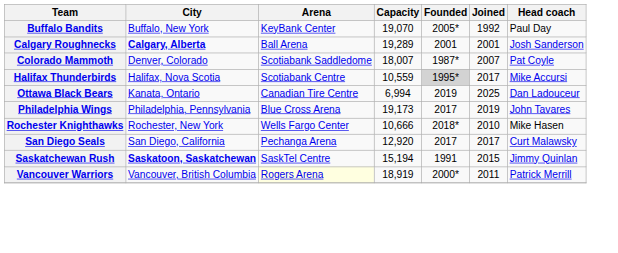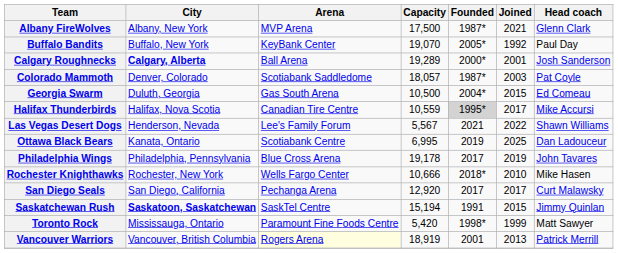+ row: (65, 28)
(446, 45) 2001 -> (472, 61) 2000*
(398, 61) 18,007 -> (425, 77) 18,057
(488, 61) 2007 -> (515, 77) 2003
+ row: (65, 93)
(303, 77) Scotiabank Centre -> (309, 110) Canadian Tire Centre
+ row: (65, 126)
(309, 93) Canadian Tire Centre -> (303, 142) Scotiabank Centre
(398, 93) 6,994 -> (425, 142) 6,995
(398, 110) 19,173 -> (425, 158) 19,178
+ row: (65, 223)
(446, 175) 2000* -> (472, 239) 2001
(488, 175) 2011 -> (515, 239) 2013
